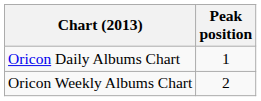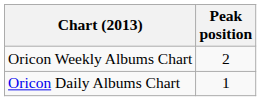rows swapped: (94, 58) <-> (100, 83)
